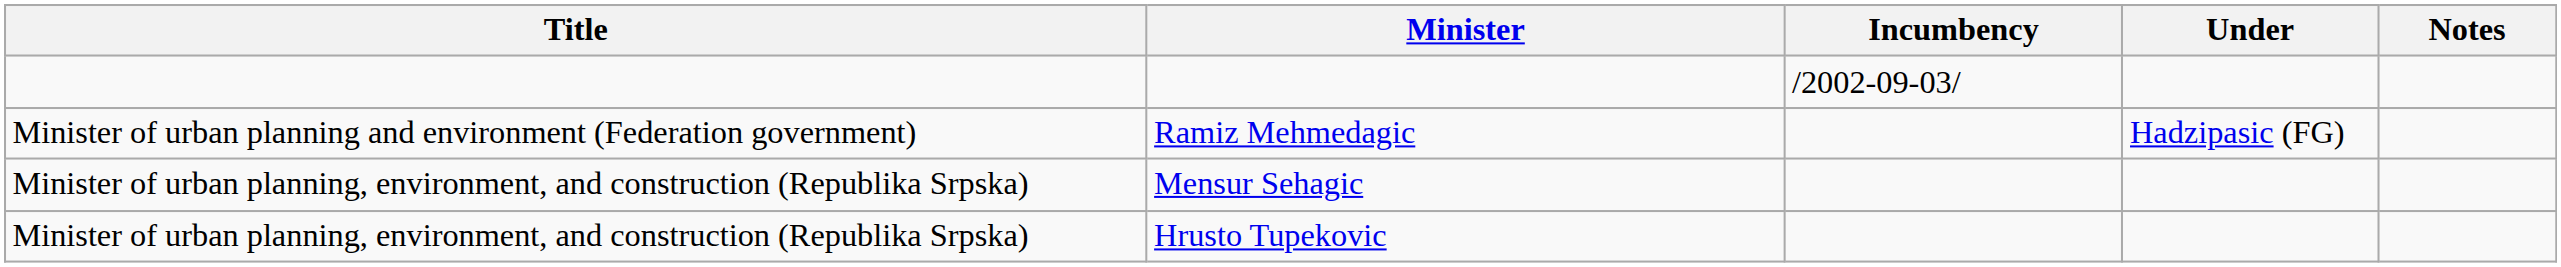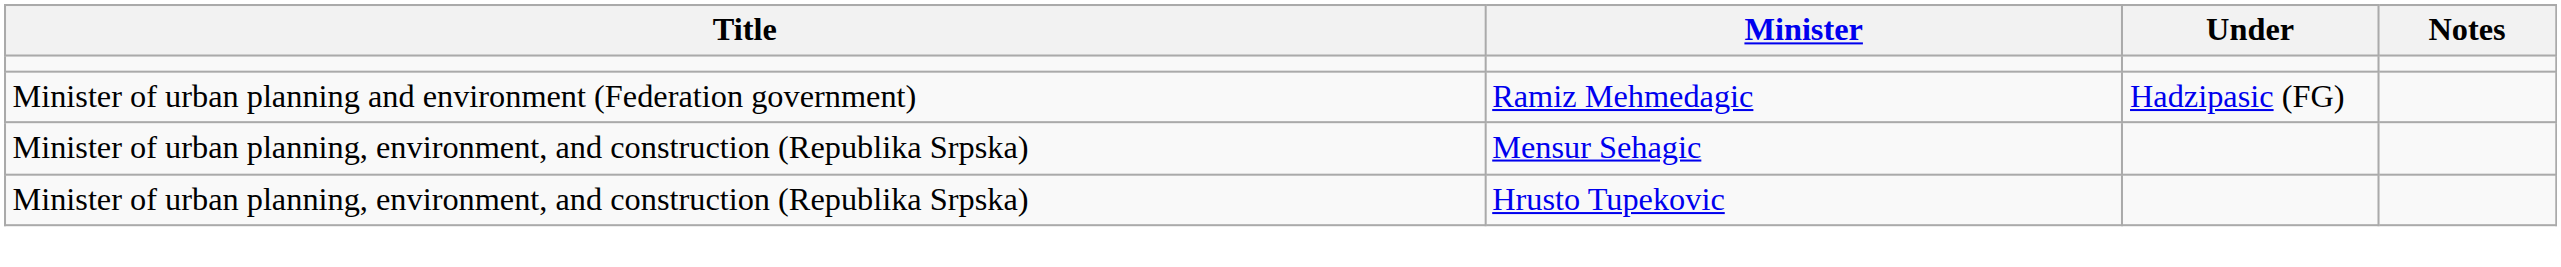- column: (1954, 30)
